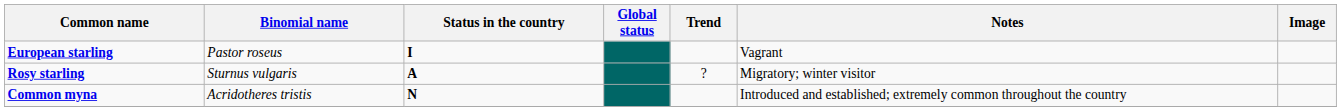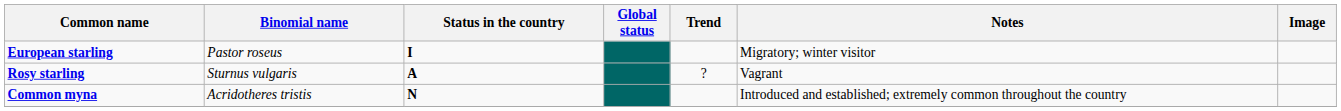(761, 52) Vagrant -> (808, 52) Migratory; winter visitor
(808, 73) Migratory; winter visitor -> (761, 73) Vagrant
